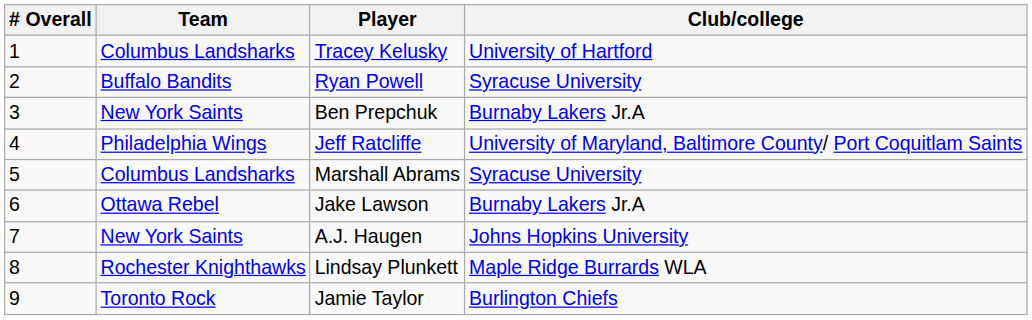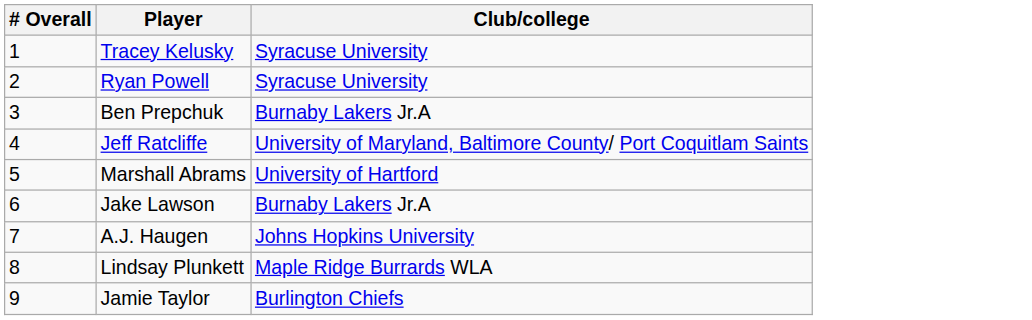- column: (203, 19)
(561, 50) University of Hartford -> (341, 50) Syracuse University
(555, 174) Syracuse University -> (347, 174) University of Hartford
